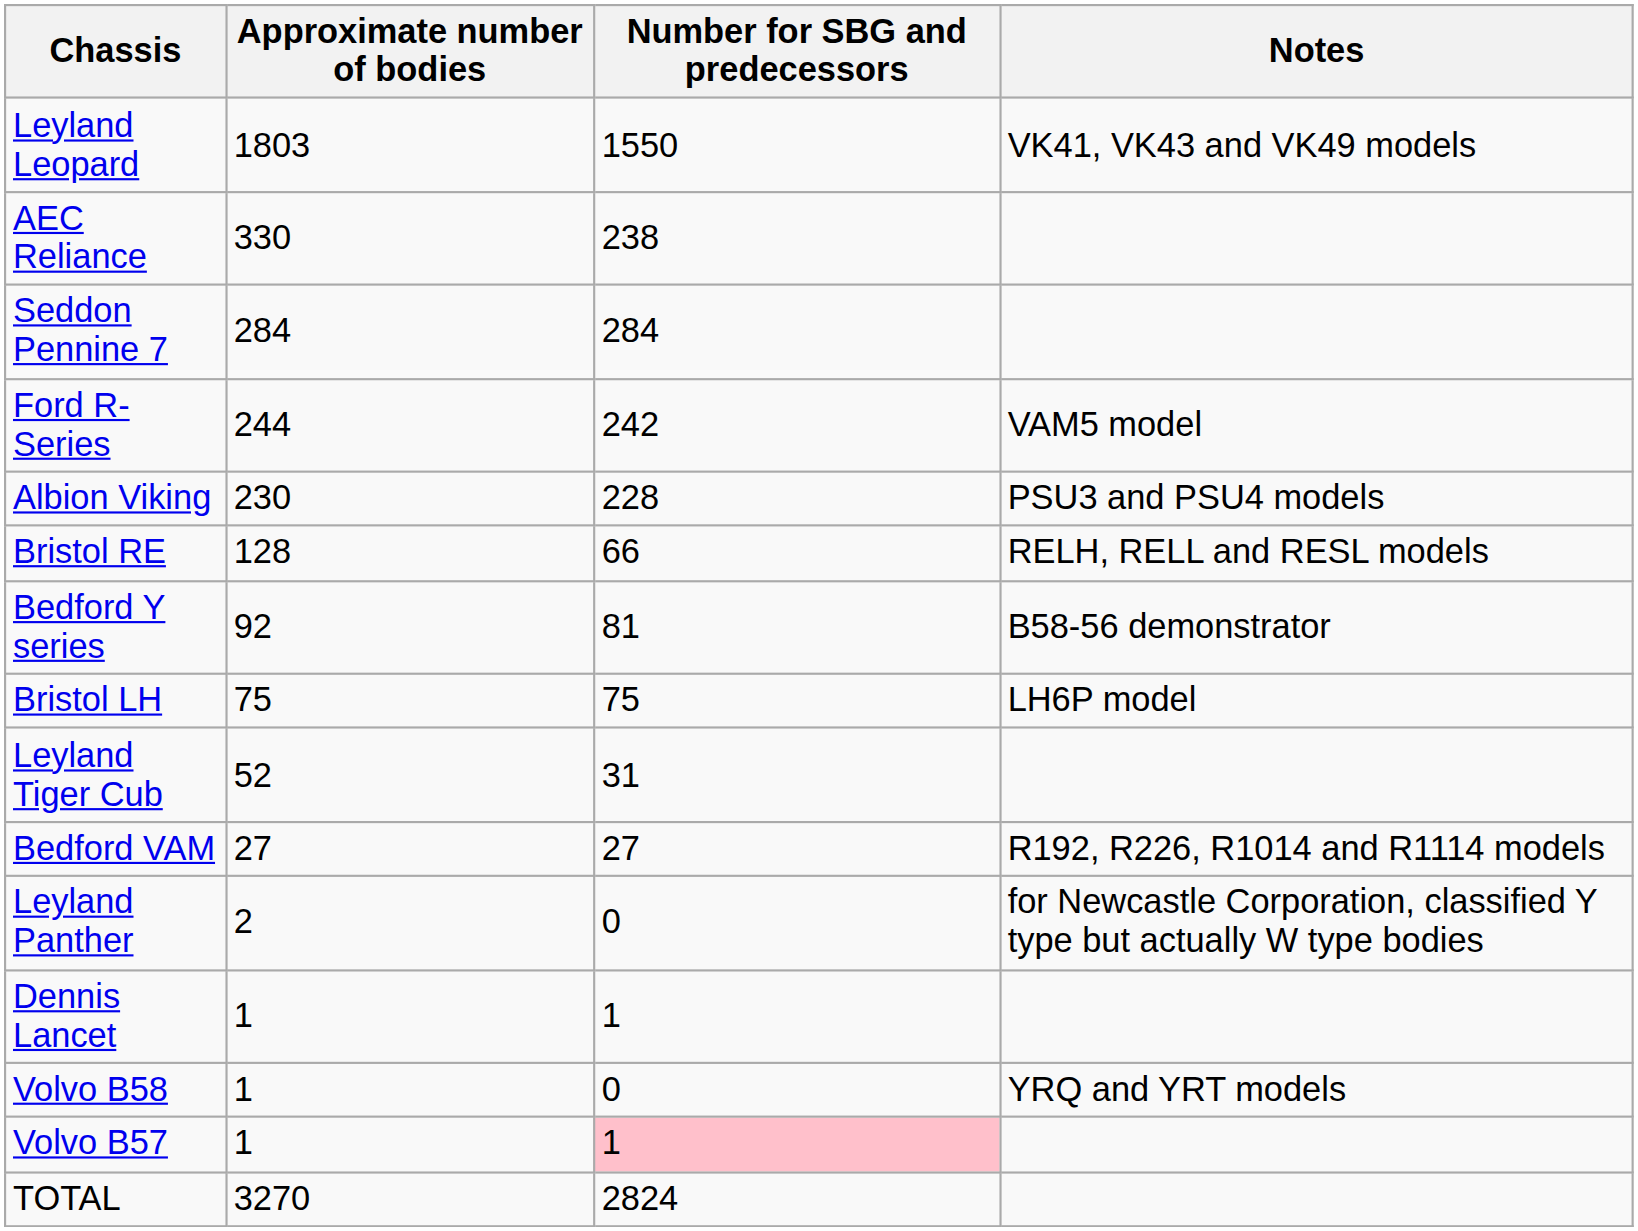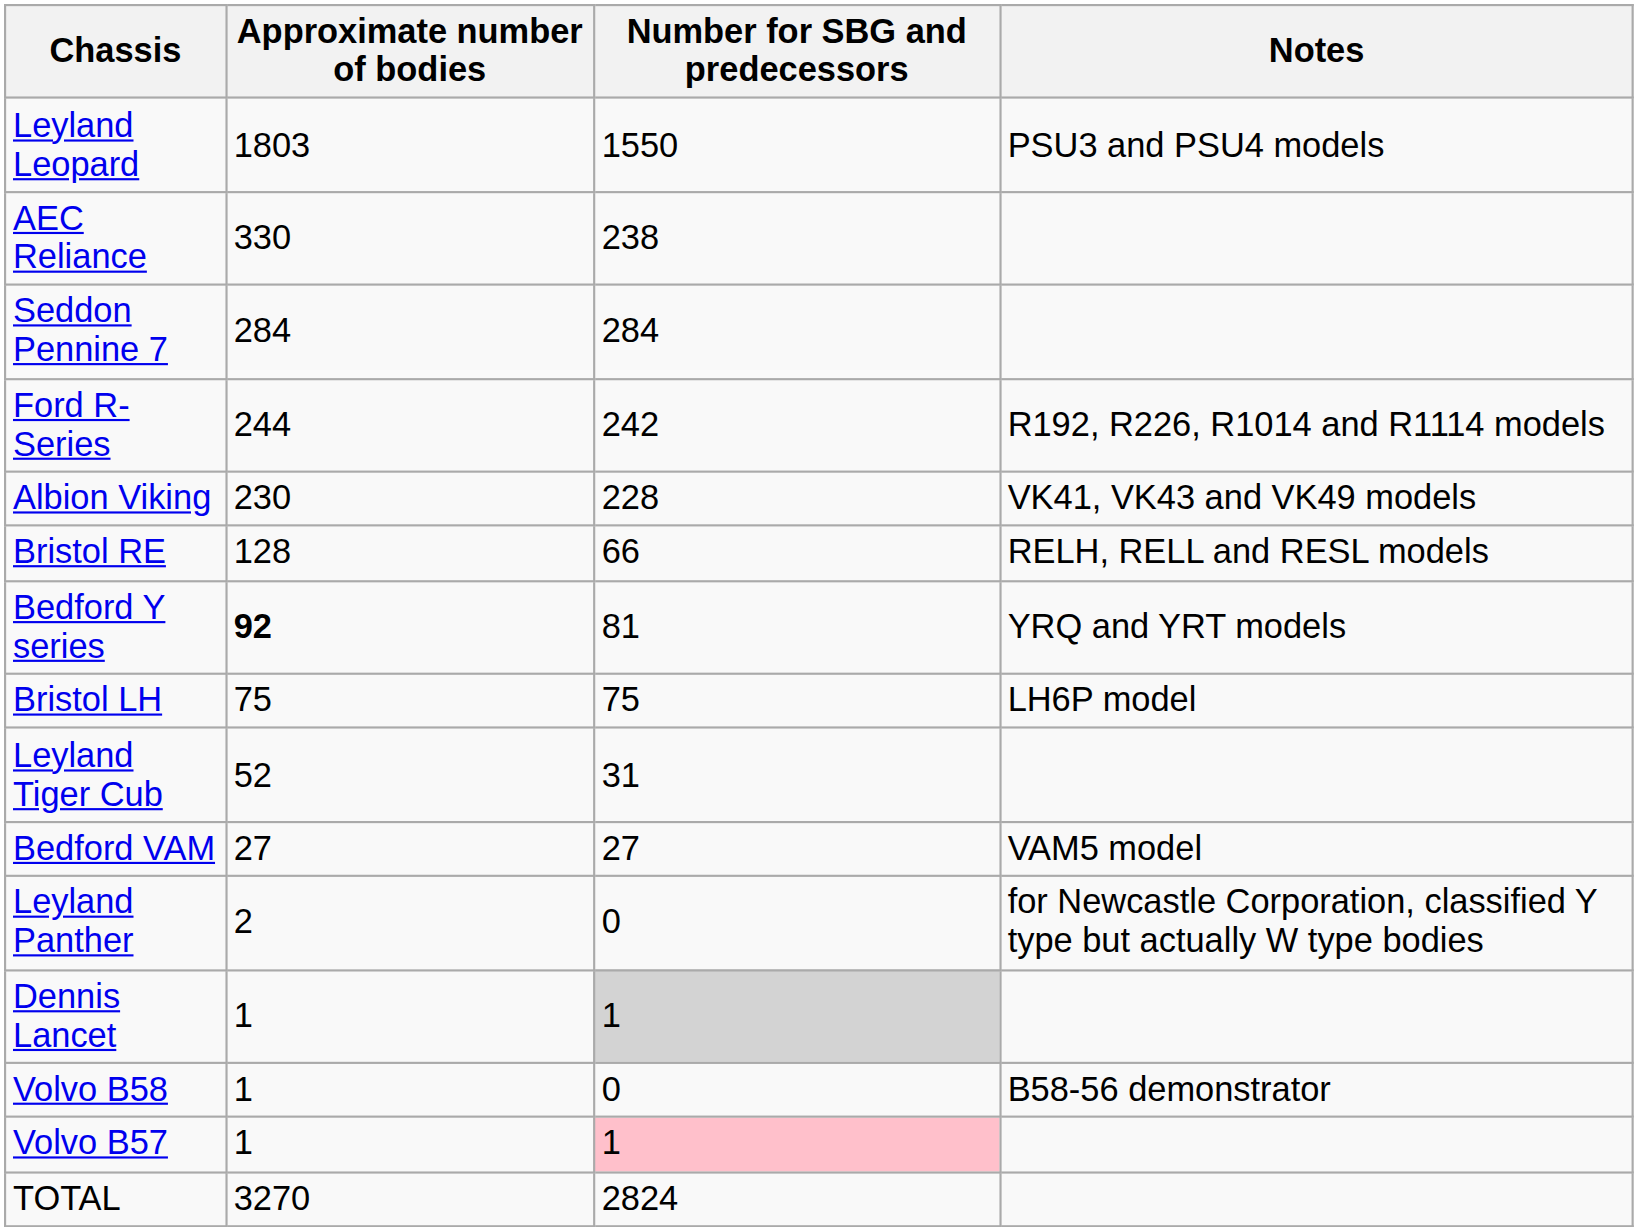(1242, 144) VK41, VK43 and VK49 models -> (1196, 144) PSU3 and PSU4 models
(1105, 424) VAM5 model -> (1306, 424) R192, R226, R1014 and R1114 models
(1196, 498) PSU3 and PSU4 models -> (1242, 498) VK41, VK43 and VK49 models
(253, 626) normal -> (253, 626) bold
(1169, 626) B58-56 demonstrator -> (1177, 626) YRQ and YRT models
(1306, 848) R192, R226, R1014 and R1114 models -> (1105, 848) VAM5 model
(611, 1015) no background -> (611, 1015) lightgrey background
(1177, 1089) YRQ and YRT models -> (1169, 1089) B58-56 demonstrator
